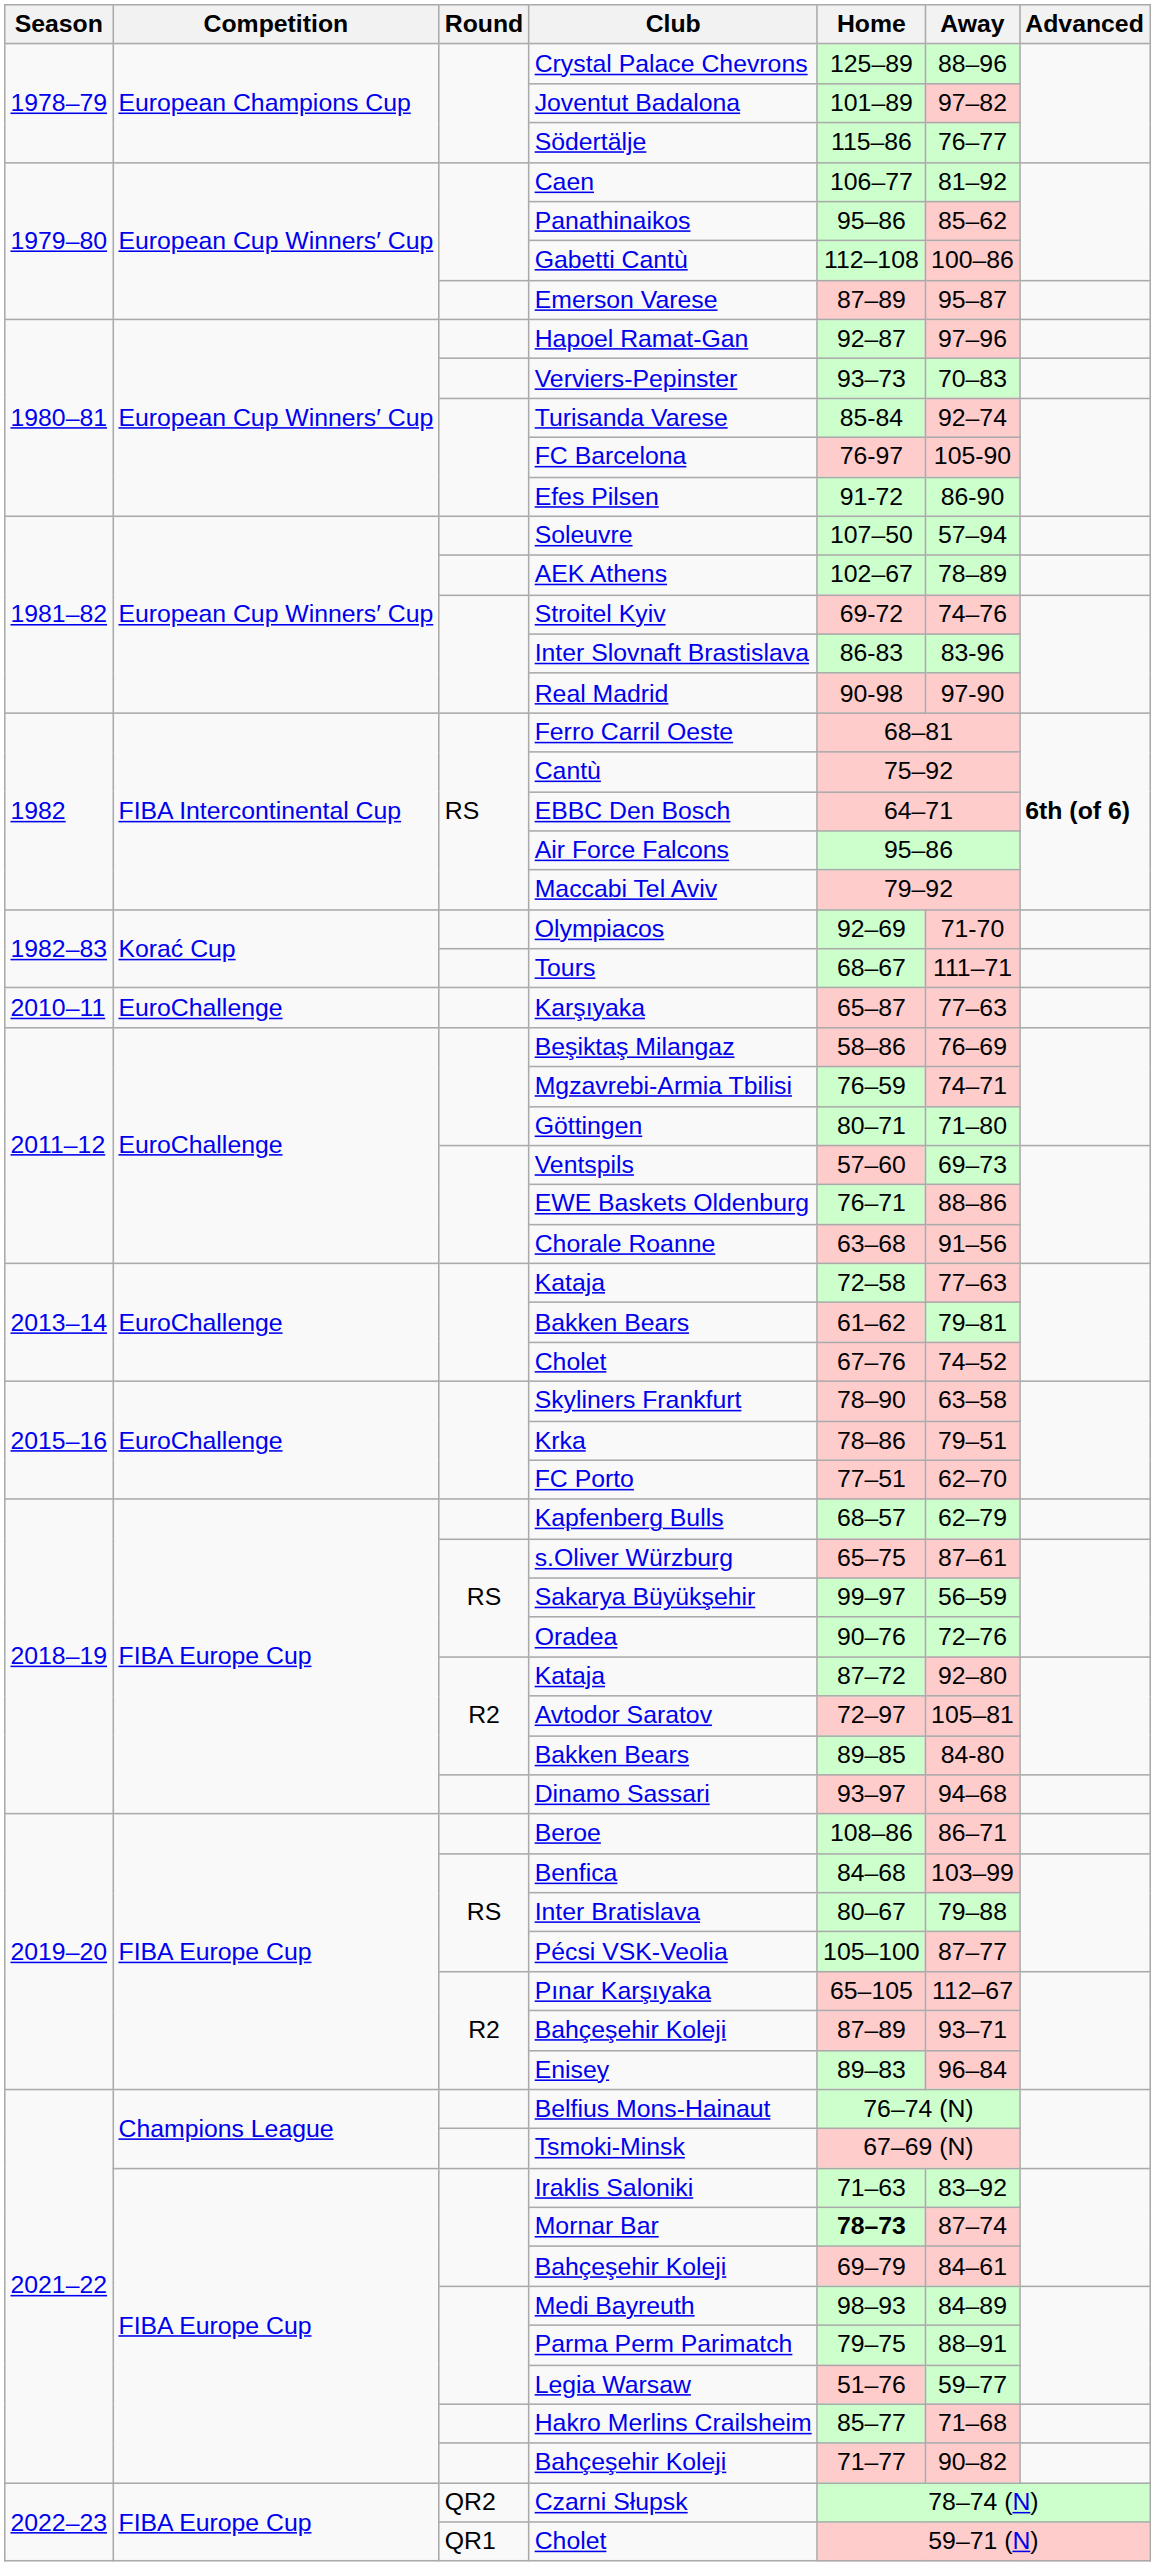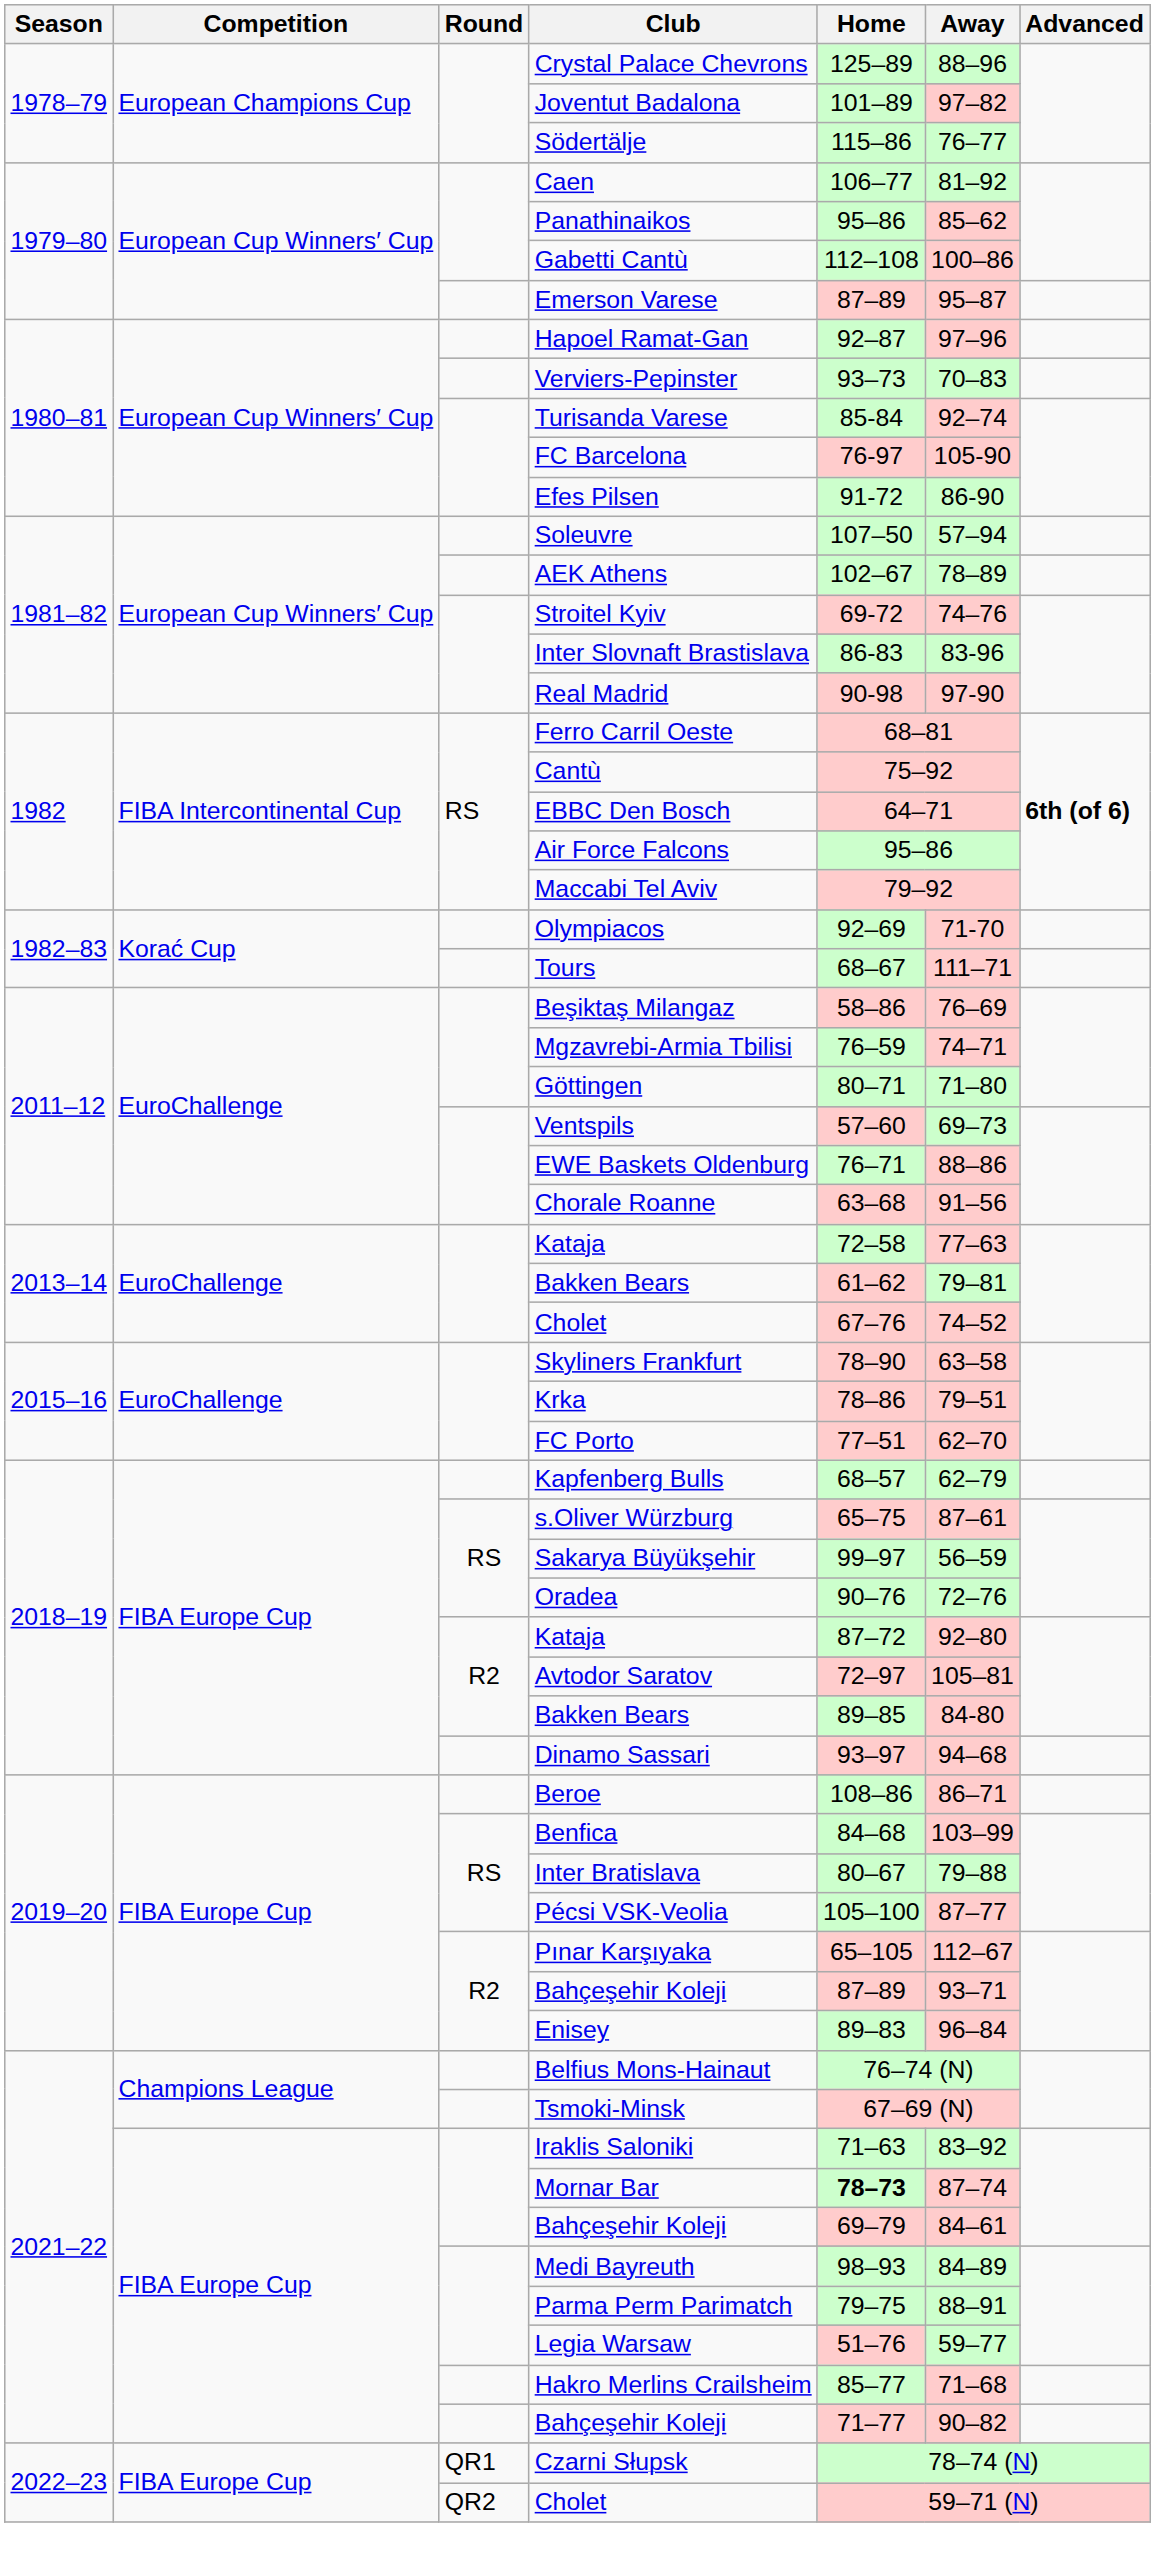- row: (58, 1007)
(470, 2502) QR2 -> (470, 2462) QR1
(470, 2541) QR1 -> (470, 2502) QR2
